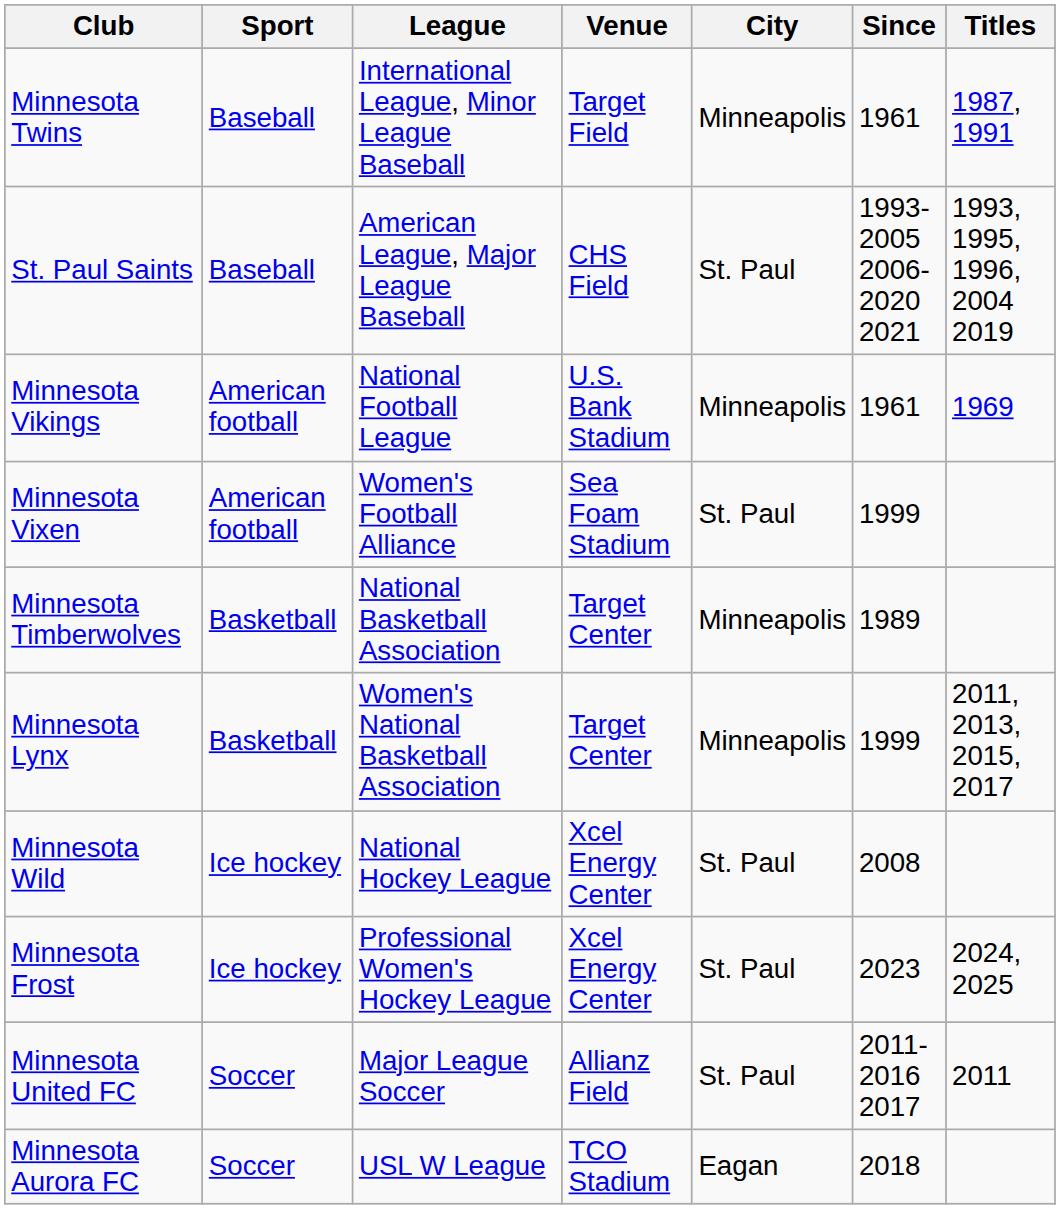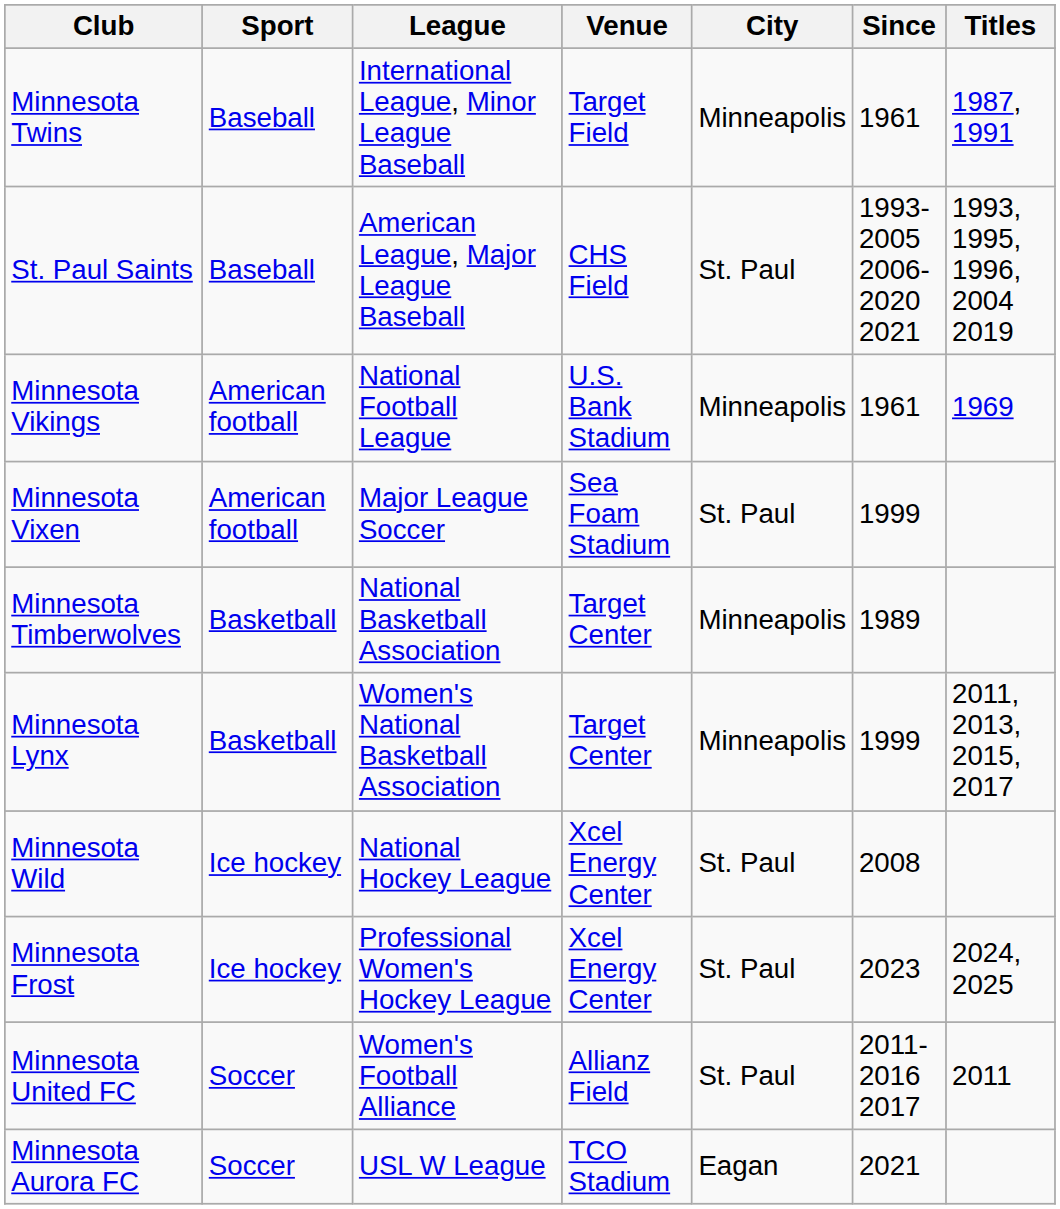(416, 513) Women's Football Alliance -> (444, 513) Major League Soccer
(444, 1075) Major League Soccer -> (416, 1075) Women's Football Alliance
(890, 1166) 2018 -> (890, 1166) 2021
